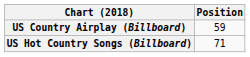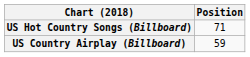rows swapped: (99, 28) <-> (99, 44)
